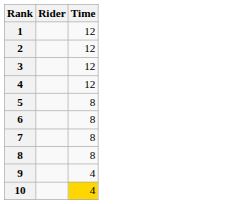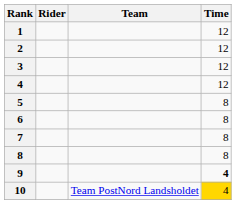+ column: (135, 13)
(93, 173) normal -> (226, 173) bold
